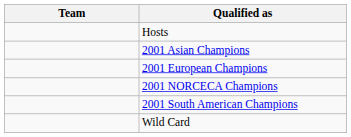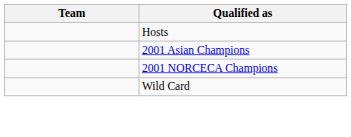- row: (205, 68)
- row: (220, 104)
